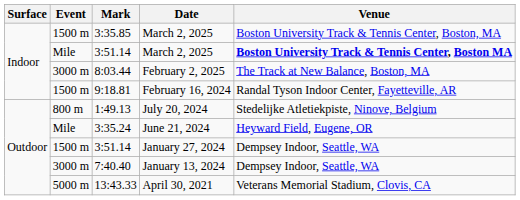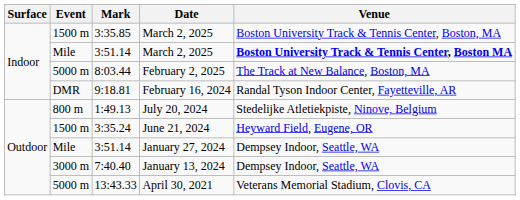(71, 71) 3000 m -> (71, 71) 5000 m
(71, 90) 1500 m -> (66, 90) DMR
(64, 128) Mile -> (71, 128) 1500 m
(71, 147) 1500 m -> (64, 147) Mile
